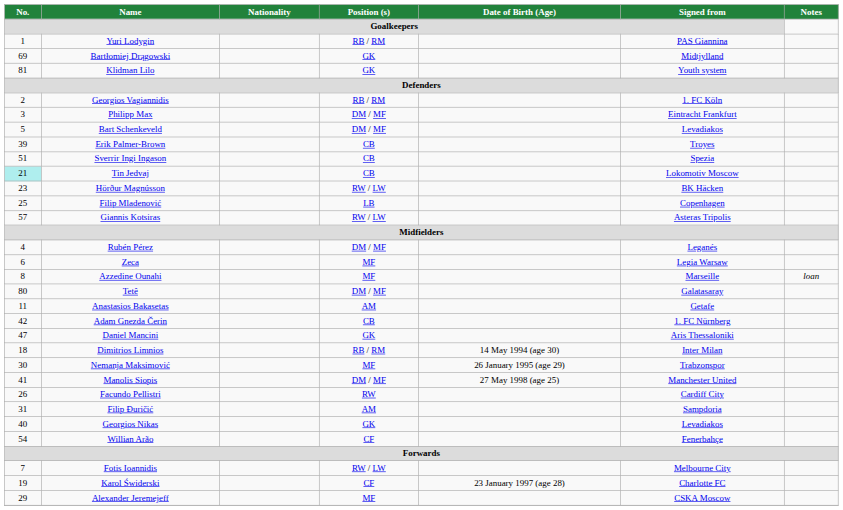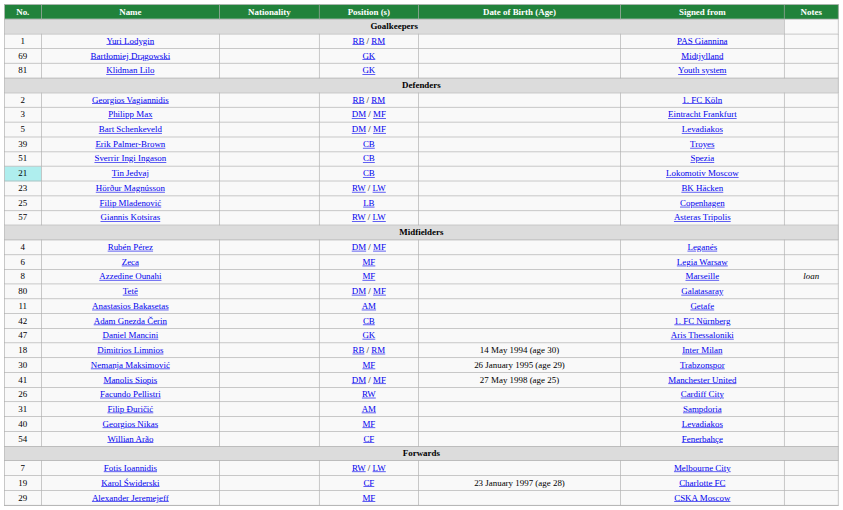(369, 424) GK -> (369, 424) MF
